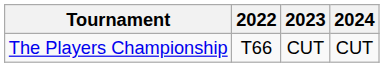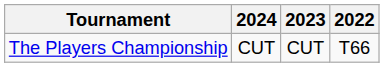columns swapped: (256, 19) <-> (354, 19)
